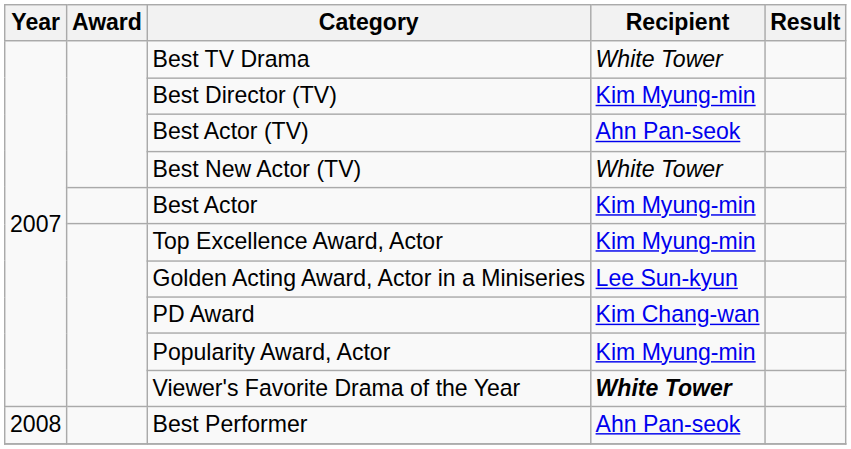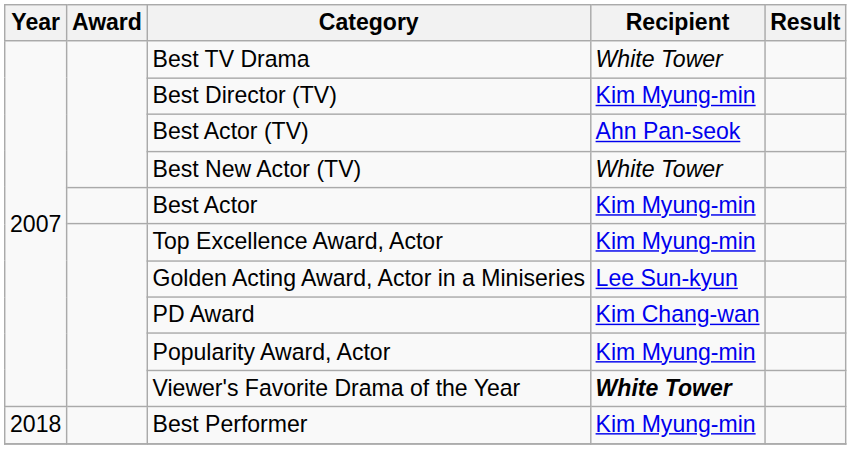(36, 424) 2008 -> (36, 424) 2018
(668, 424) Ahn Pan-seok -> (676, 424) Kim Myung-min
